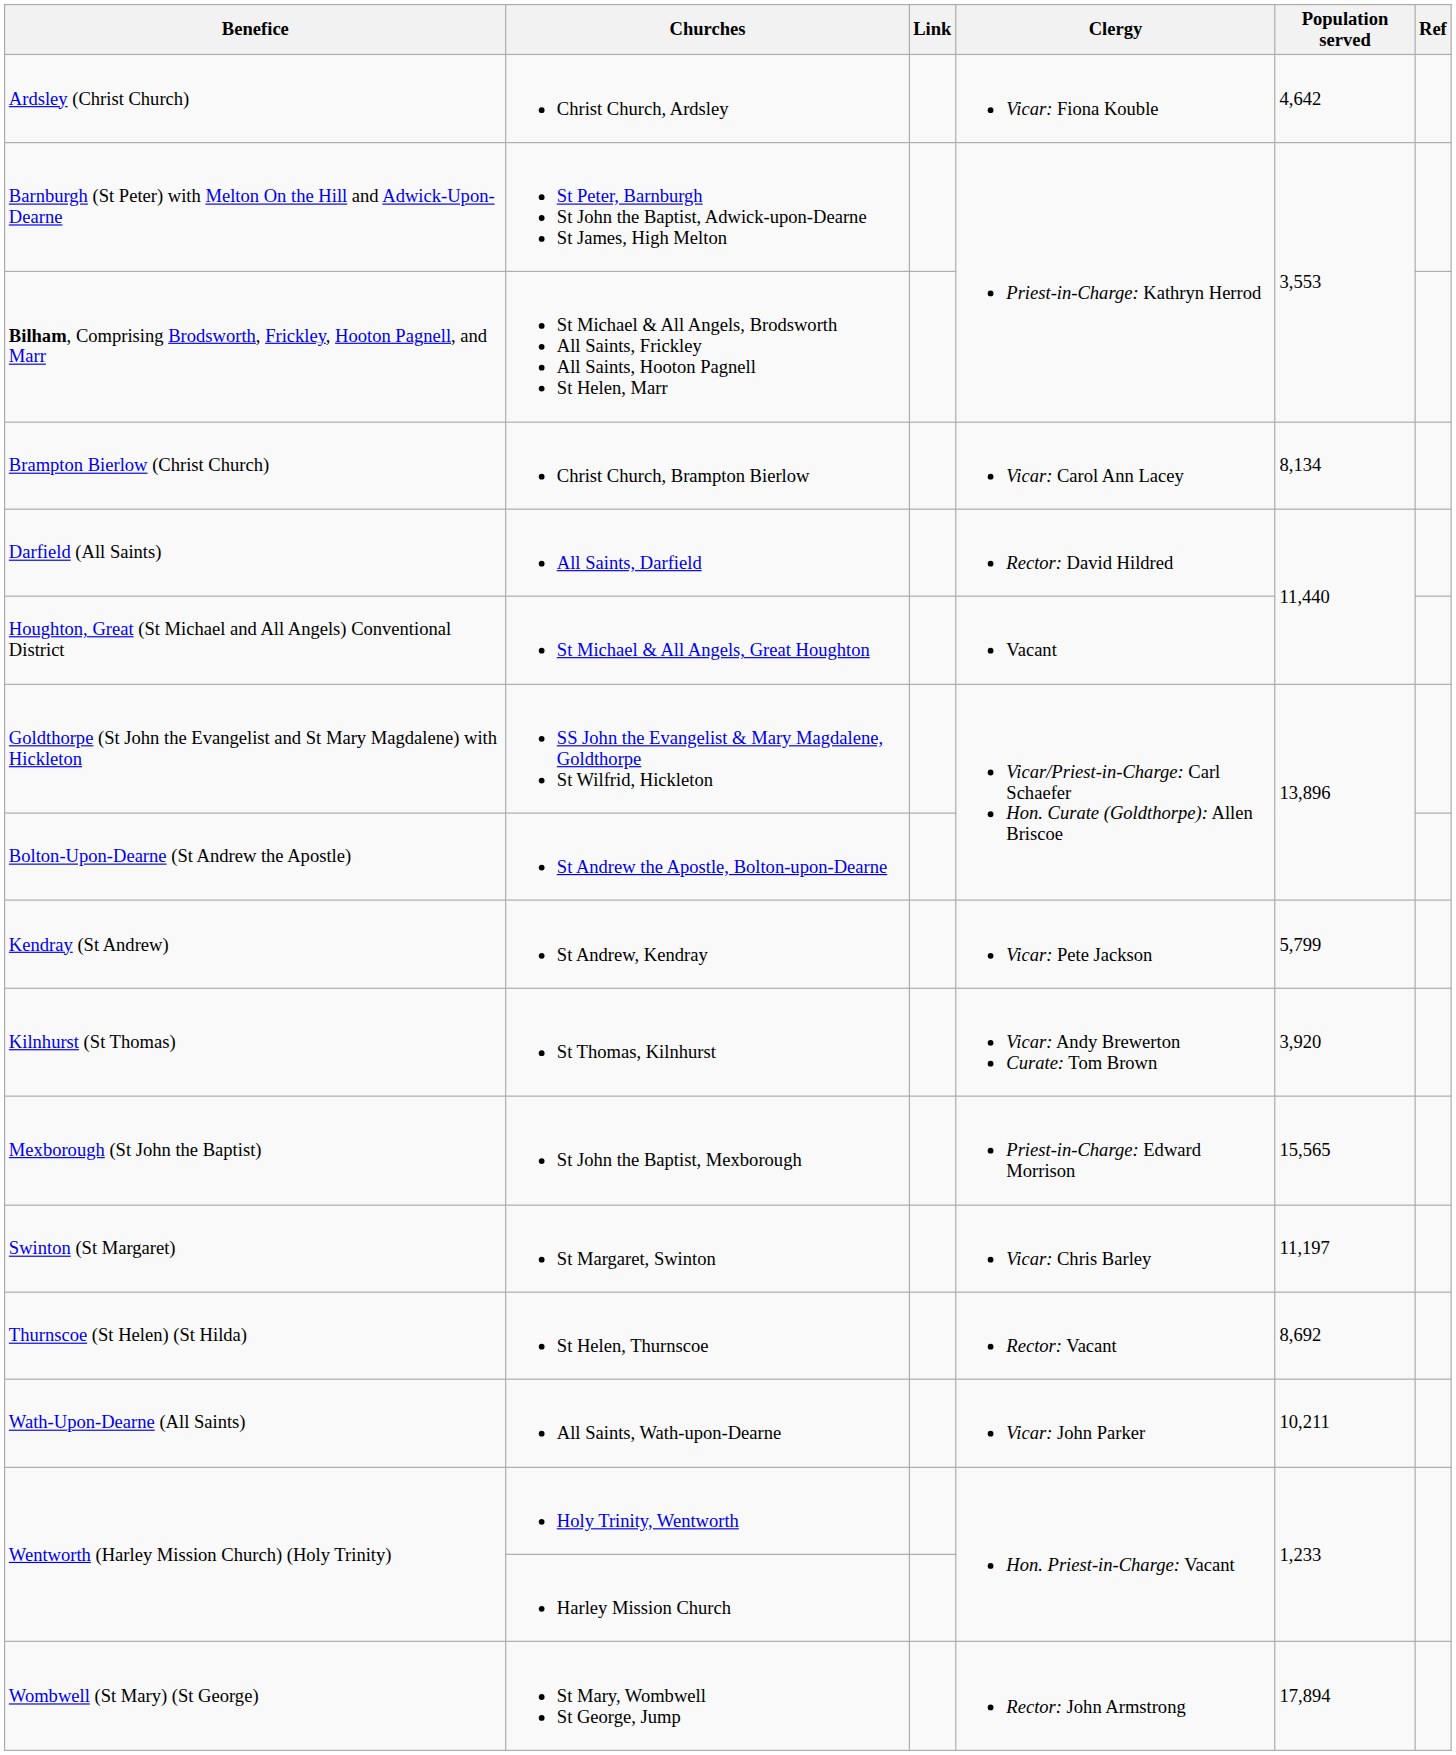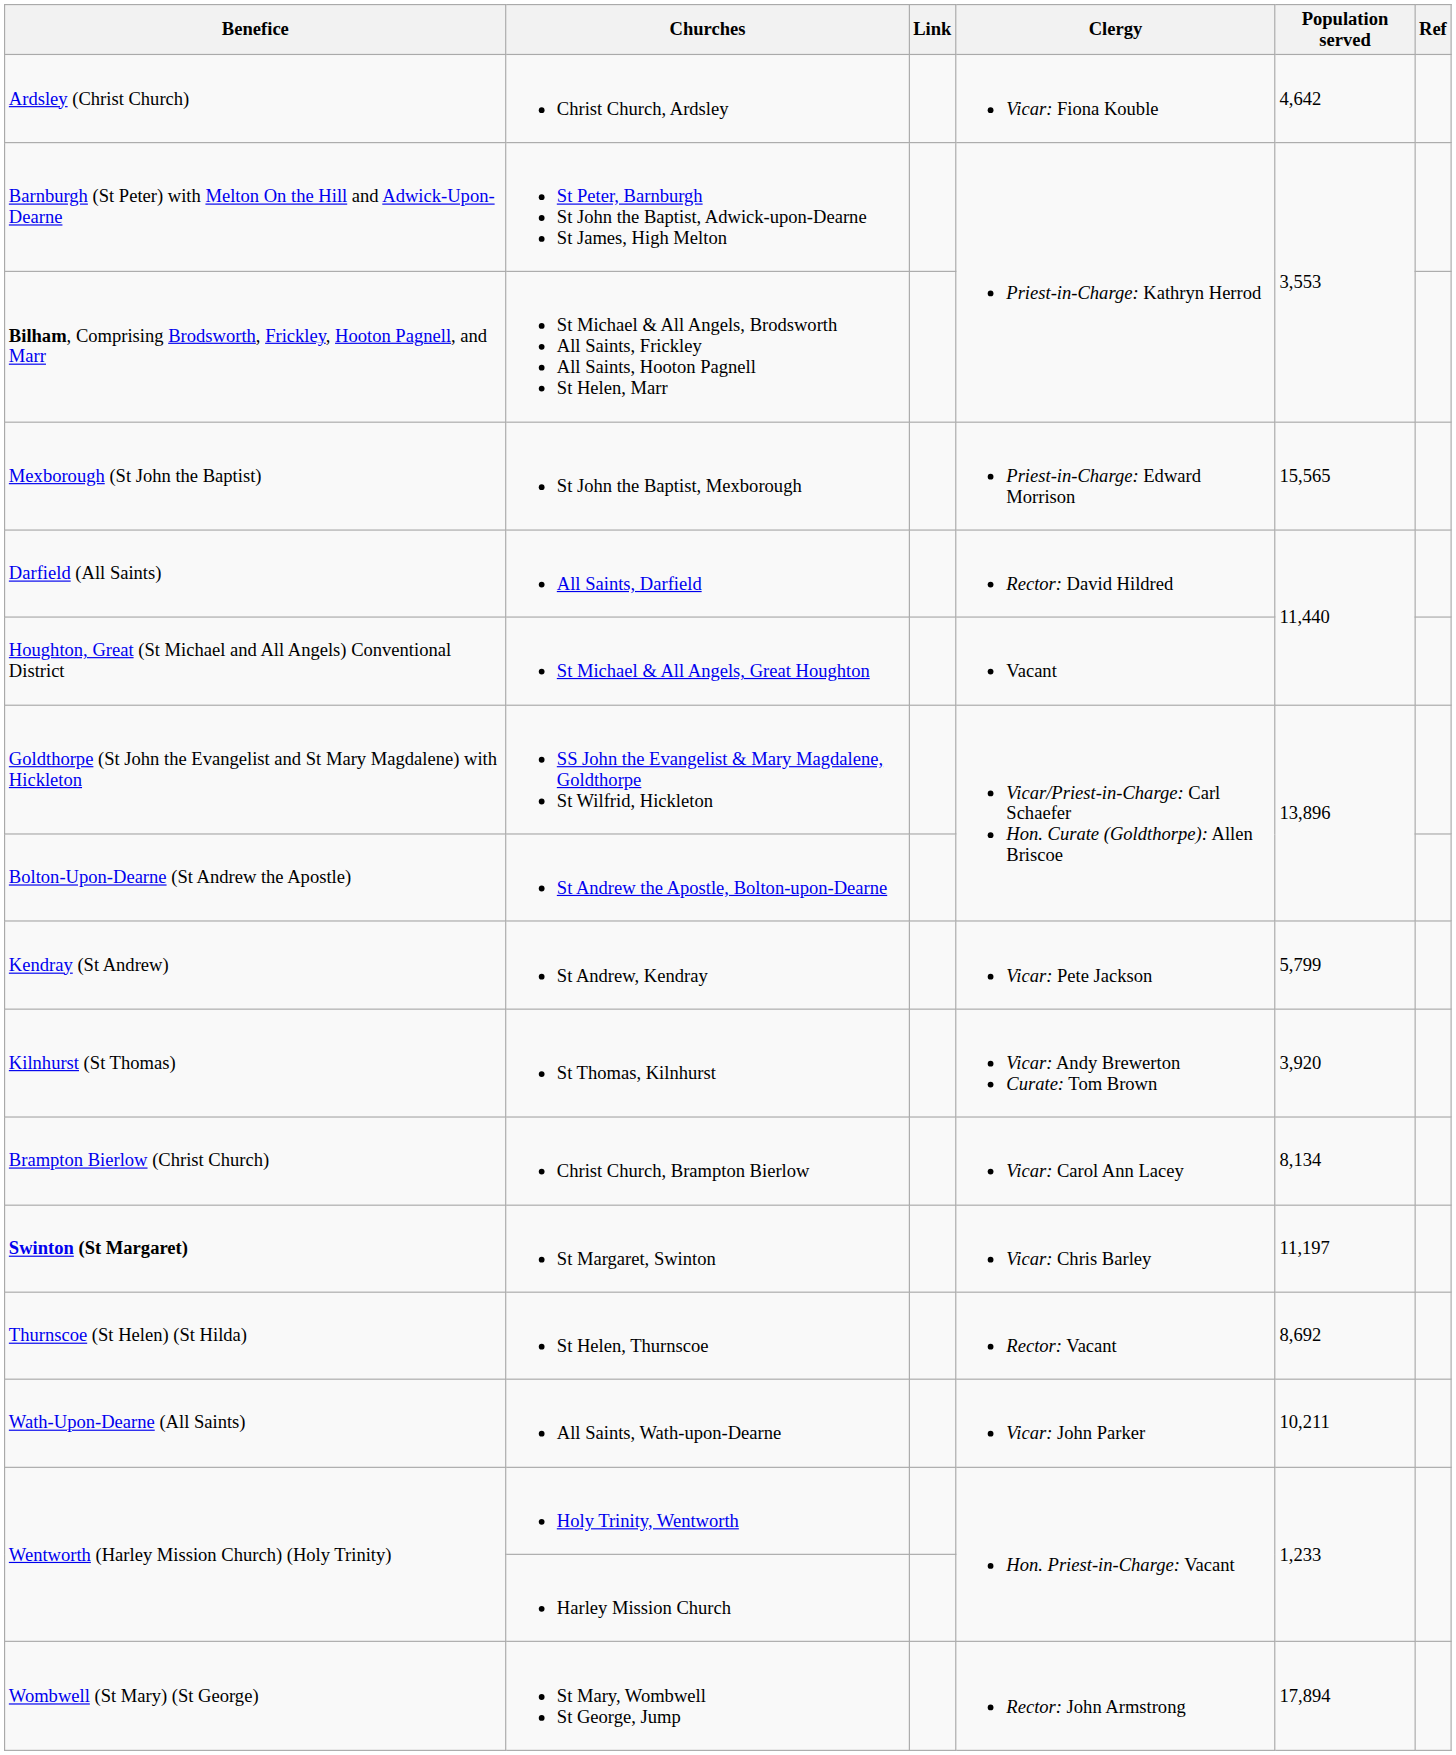rows swapped: (708, 476) <-> (708, 1161)
(92, 1248) normal -> (98, 1248) bold
